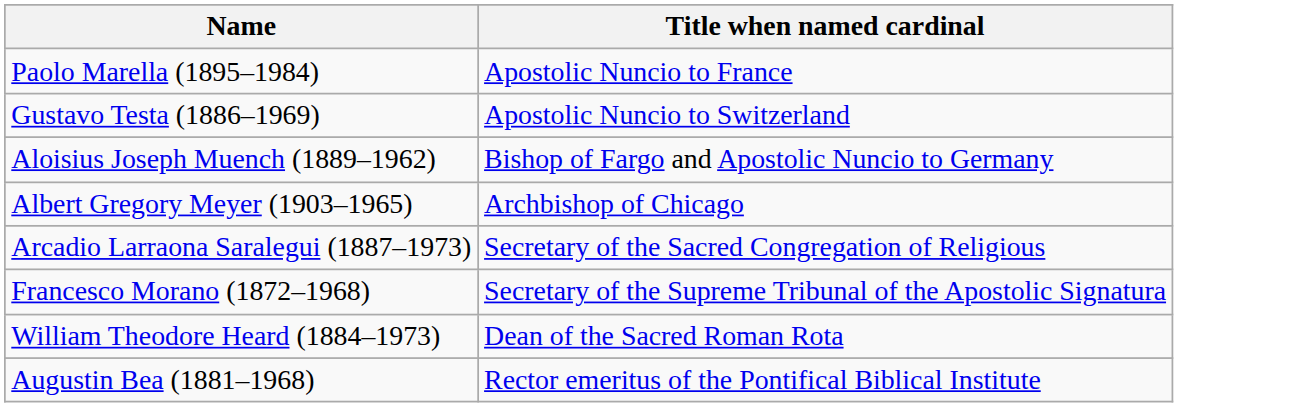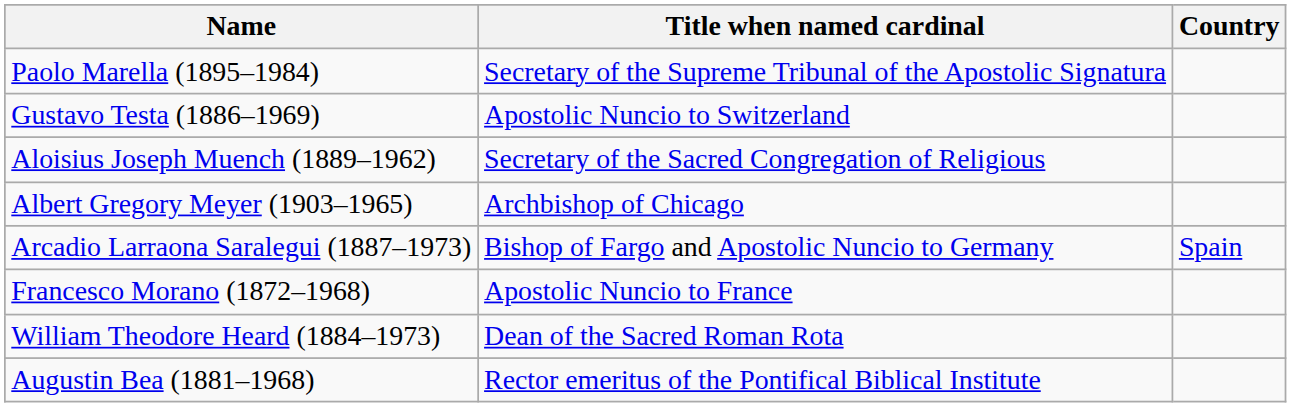+ column: (1229, 26)
(638, 70) Apostolic Nuncio to France -> (825, 70) Secretary of the Supreme Tribunal of the Apostolic Signatura
(769, 159) Bishop of Fargo and Apostolic Nuncio to Germany -> (765, 159) Secretary of the Sacred Congregation of Religious
(765, 247) Secretary of the Sacred Congregation of Religious -> (769, 247) Bishop of Fargo and Apostolic Nuncio to Germany
(825, 291) Secretary of the Supreme Tribunal of the Apostolic Signatura -> (638, 291) Apostolic Nuncio to France
